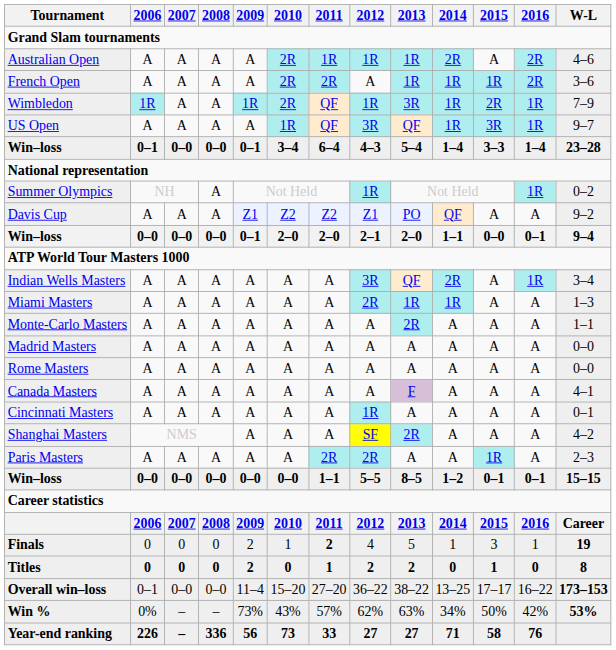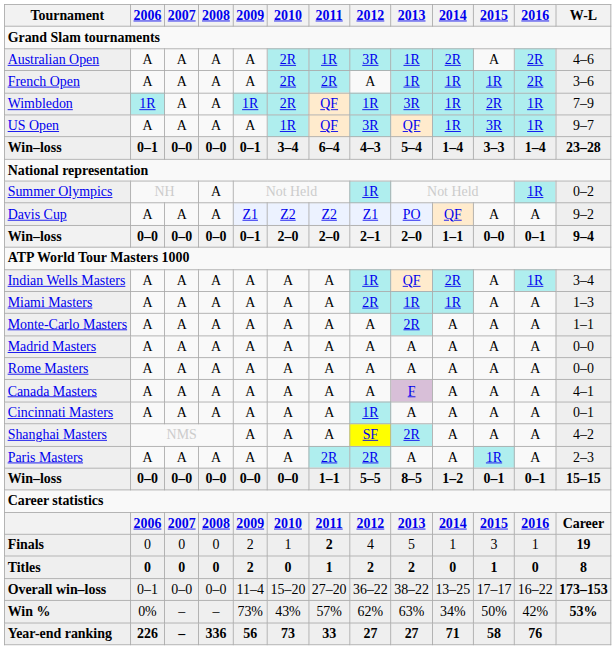(370, 59) 1R -> (370, 59) 3R
(370, 280) 3R -> (370, 280) 1R
